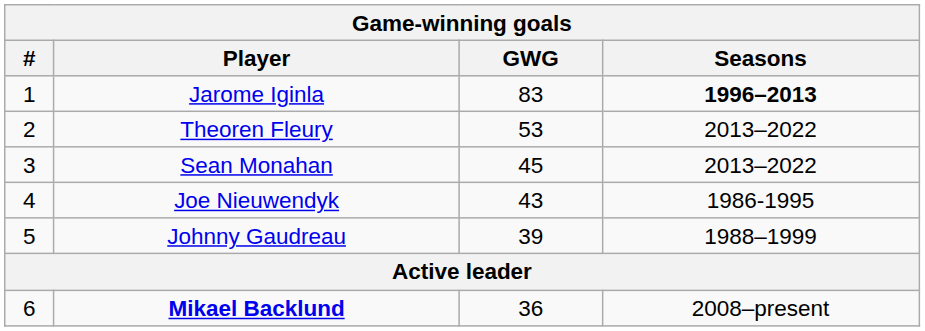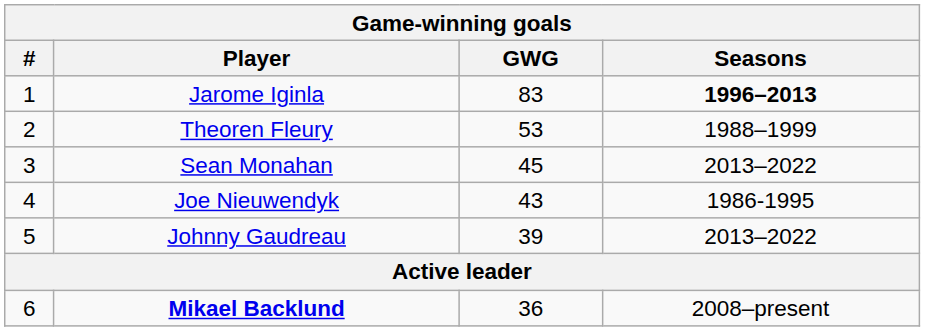(761, 130) 2013–2022 -> (761, 130) 1988–1999
(761, 236) 1988–1999 -> (761, 236) 2013–2022
